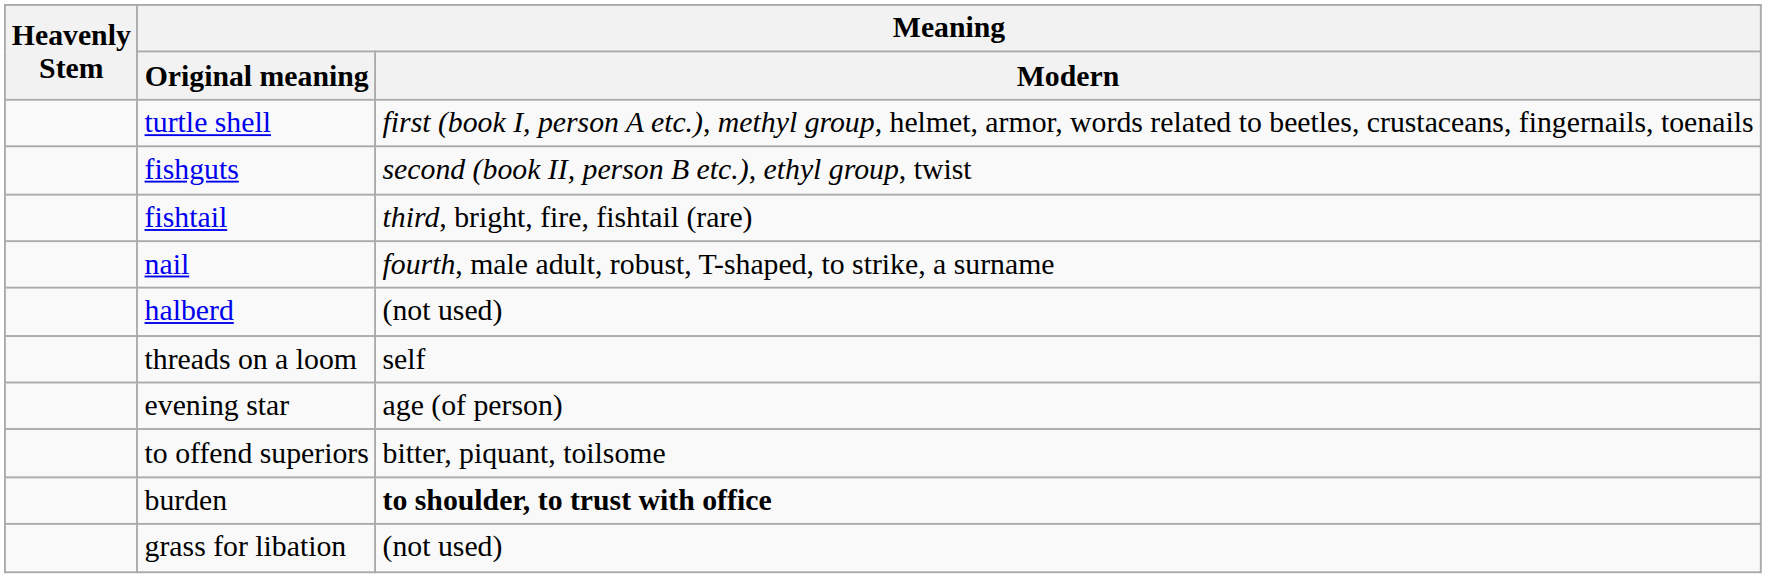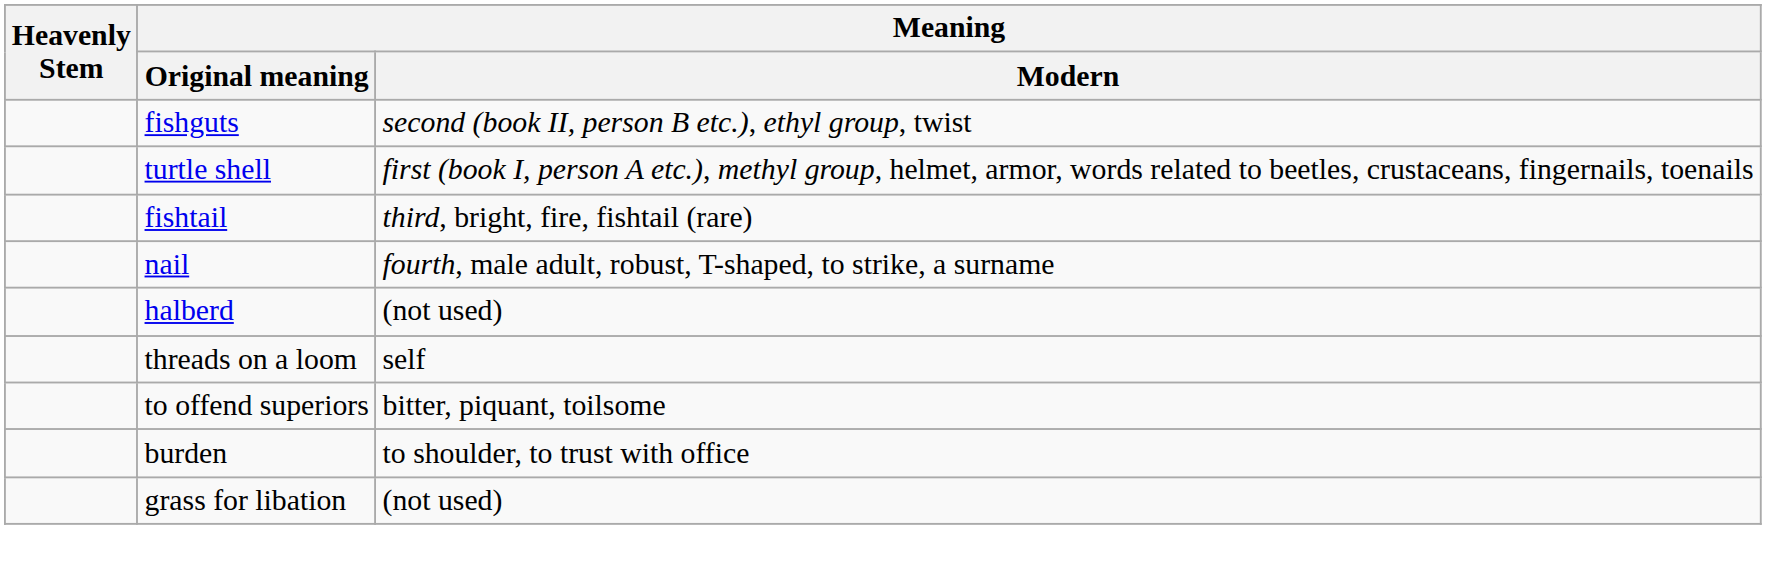rows swapped: (208, 122) <-> (192, 169)
- row: (217, 405)
(577, 500) bold -> (566, 452) normal
